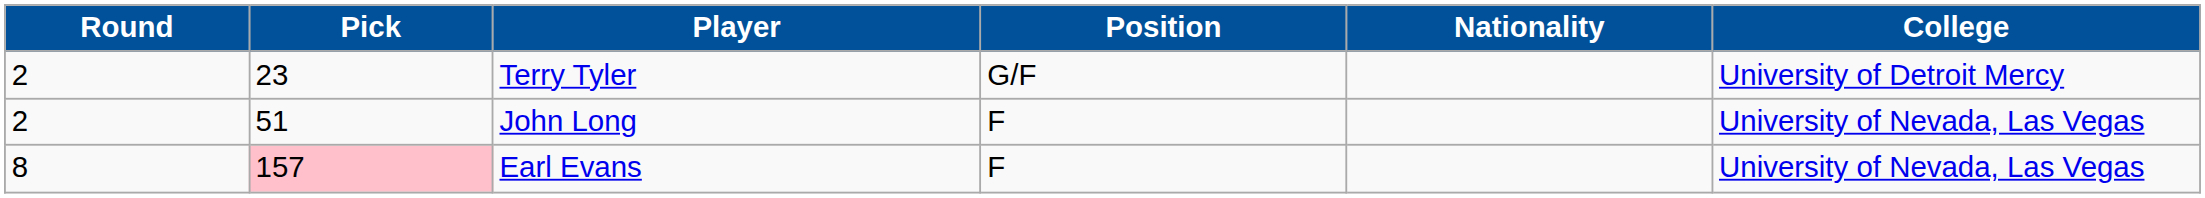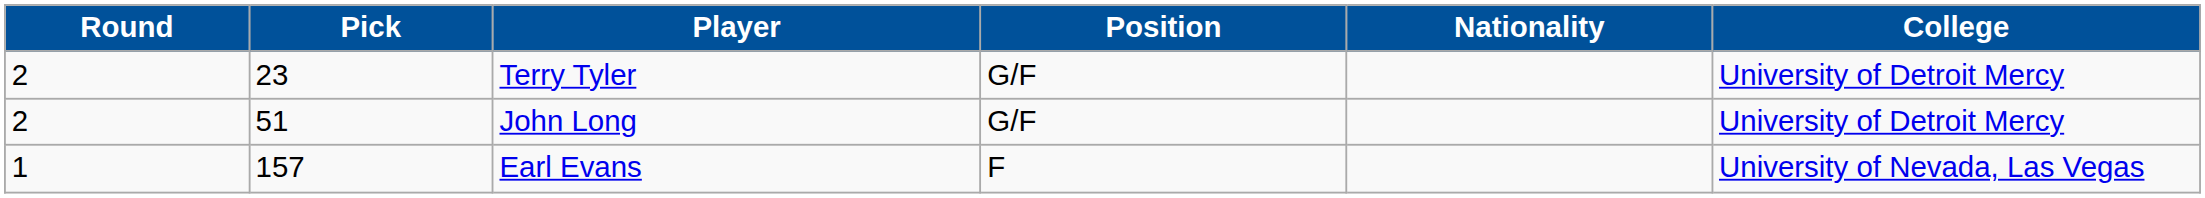(996, 121) F -> (1012, 121) G/F
(1932, 121) University of Nevada, Las Vegas -> (1892, 121) University of Detroit Mercy
(20, 167) 8 -> (20, 167) 1
(280, 167) pink background -> (280, 167) no background
